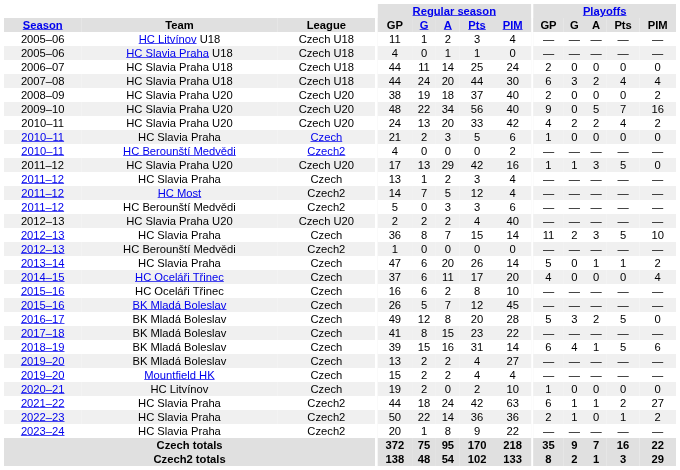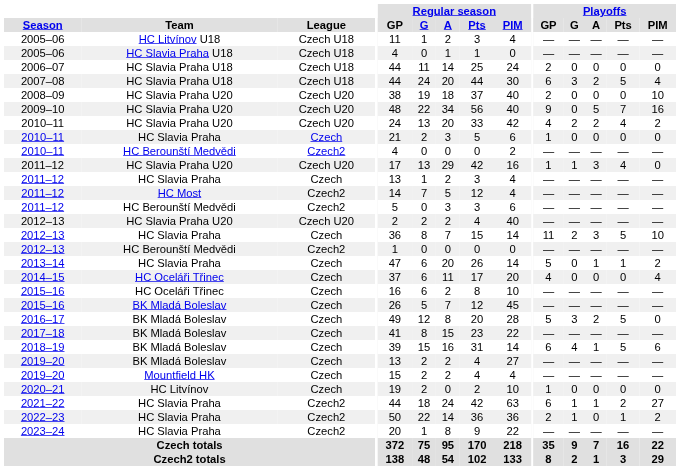(623, 81) 4 -> (623, 81) 5
(658, 95) 2 -> (658, 95) 10
(623, 165) 5 -> (623, 165) 4
